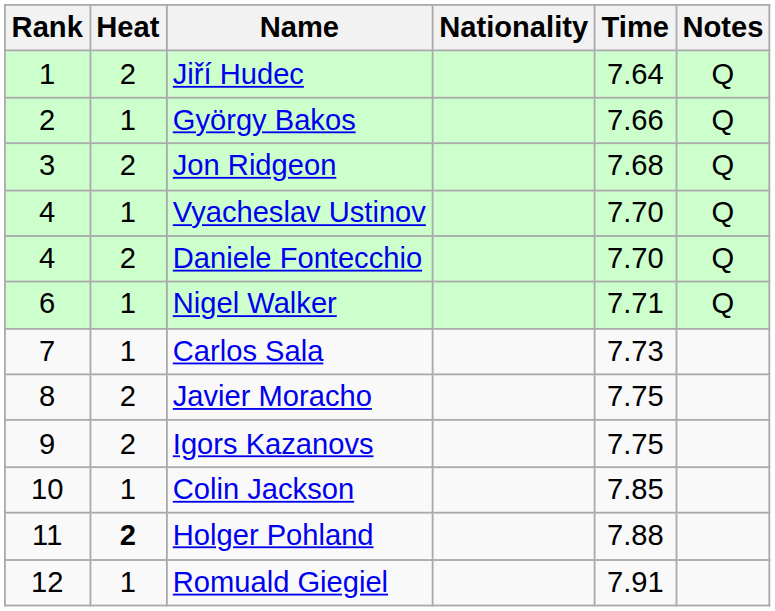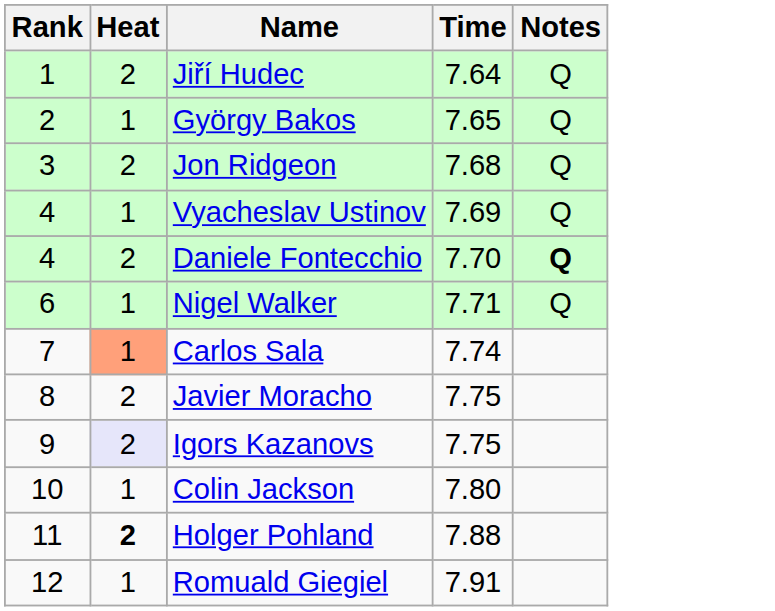- column: (514, 27)
(635, 119) 7.66 -> (473, 119) 7.65
(635, 212) 7.70 -> (473, 212) 7.69
(723, 258) normal -> (561, 258) bold
(128, 350) no background -> (128, 350) lightsalmon background
(635, 350) 7.73 -> (473, 350) 7.74
(128, 443) no background -> (128, 443) lavender background
(635, 489) 7.85 -> (473, 489) 7.80
